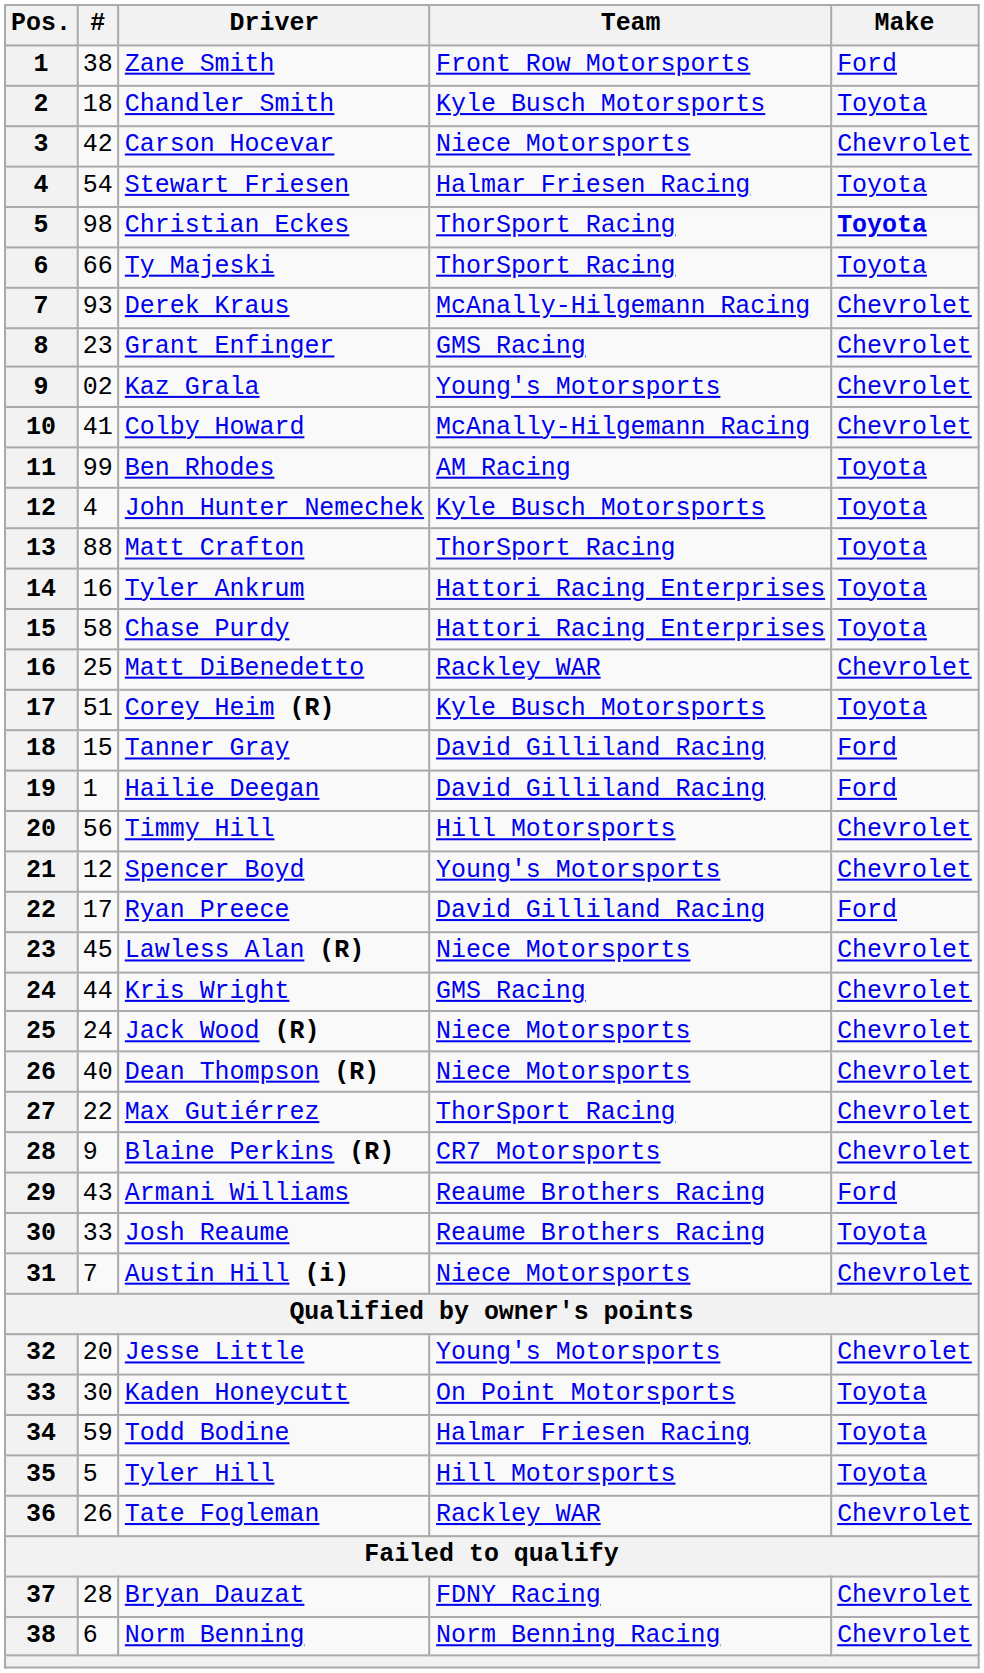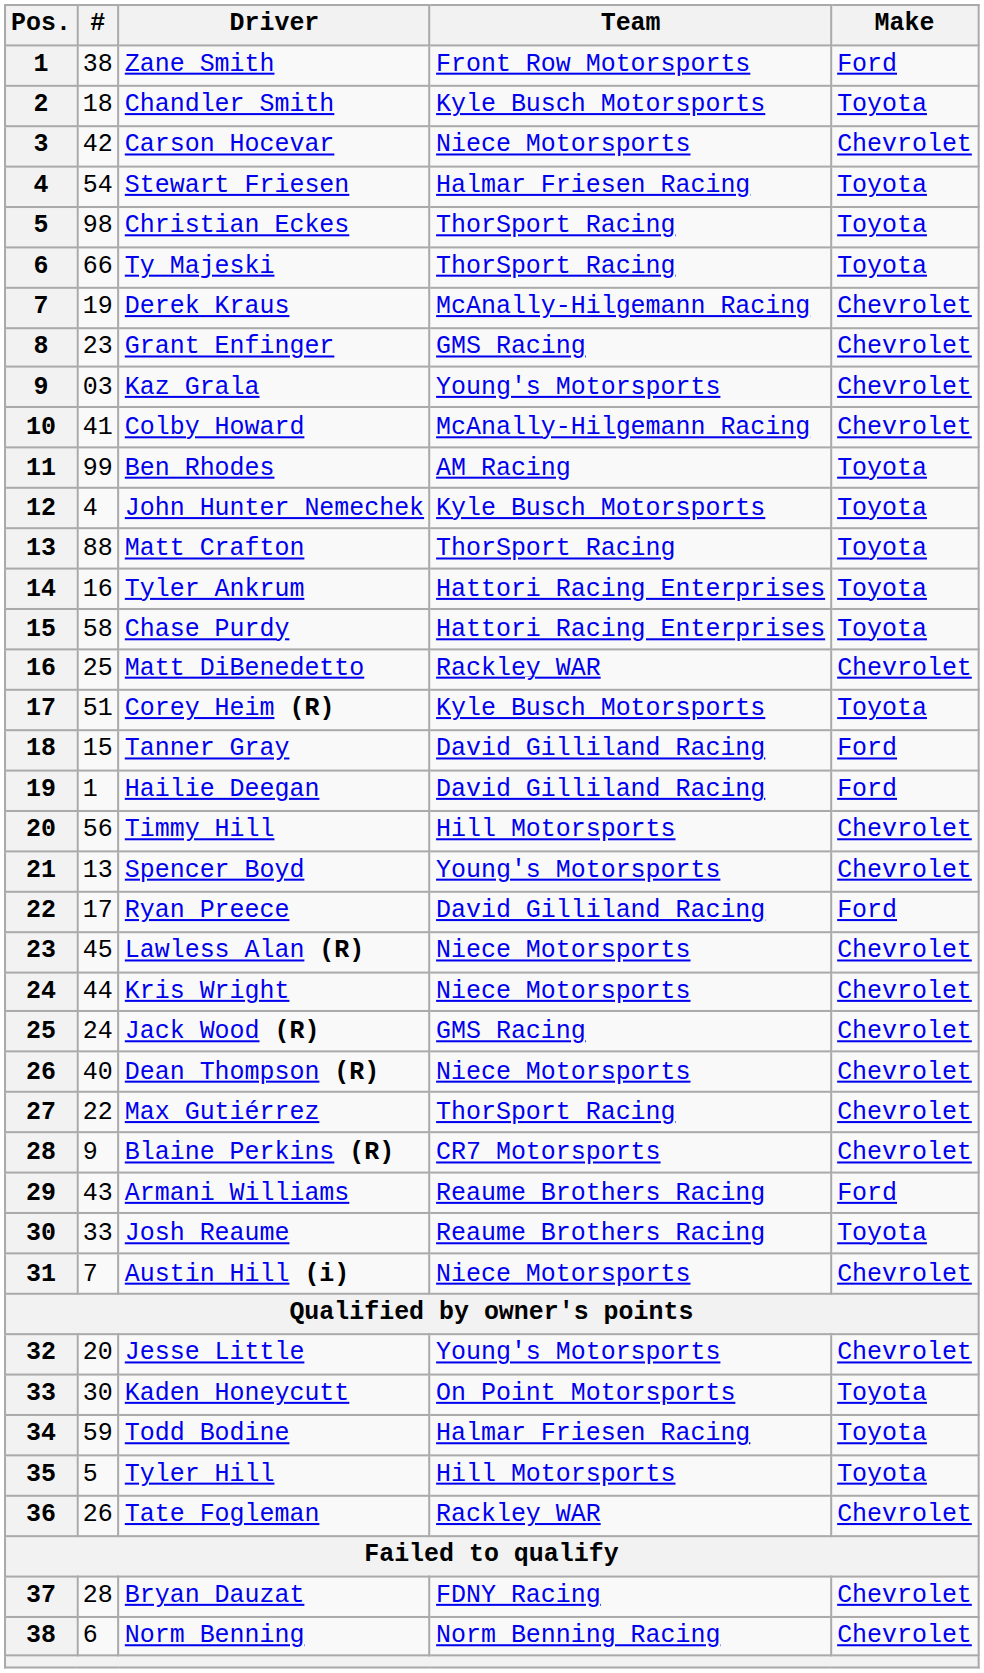(882, 227) bold -> (882, 227) normal
(98, 307) 93 -> (98, 307) 19
(98, 388) 02 -> (98, 388) 03
(98, 871) 12 -> (98, 871) 13
(511, 992) GMS Racing -> (563, 992) Niece Motorsports
(563, 1032) Niece Motorsports -> (511, 1032) GMS Racing
